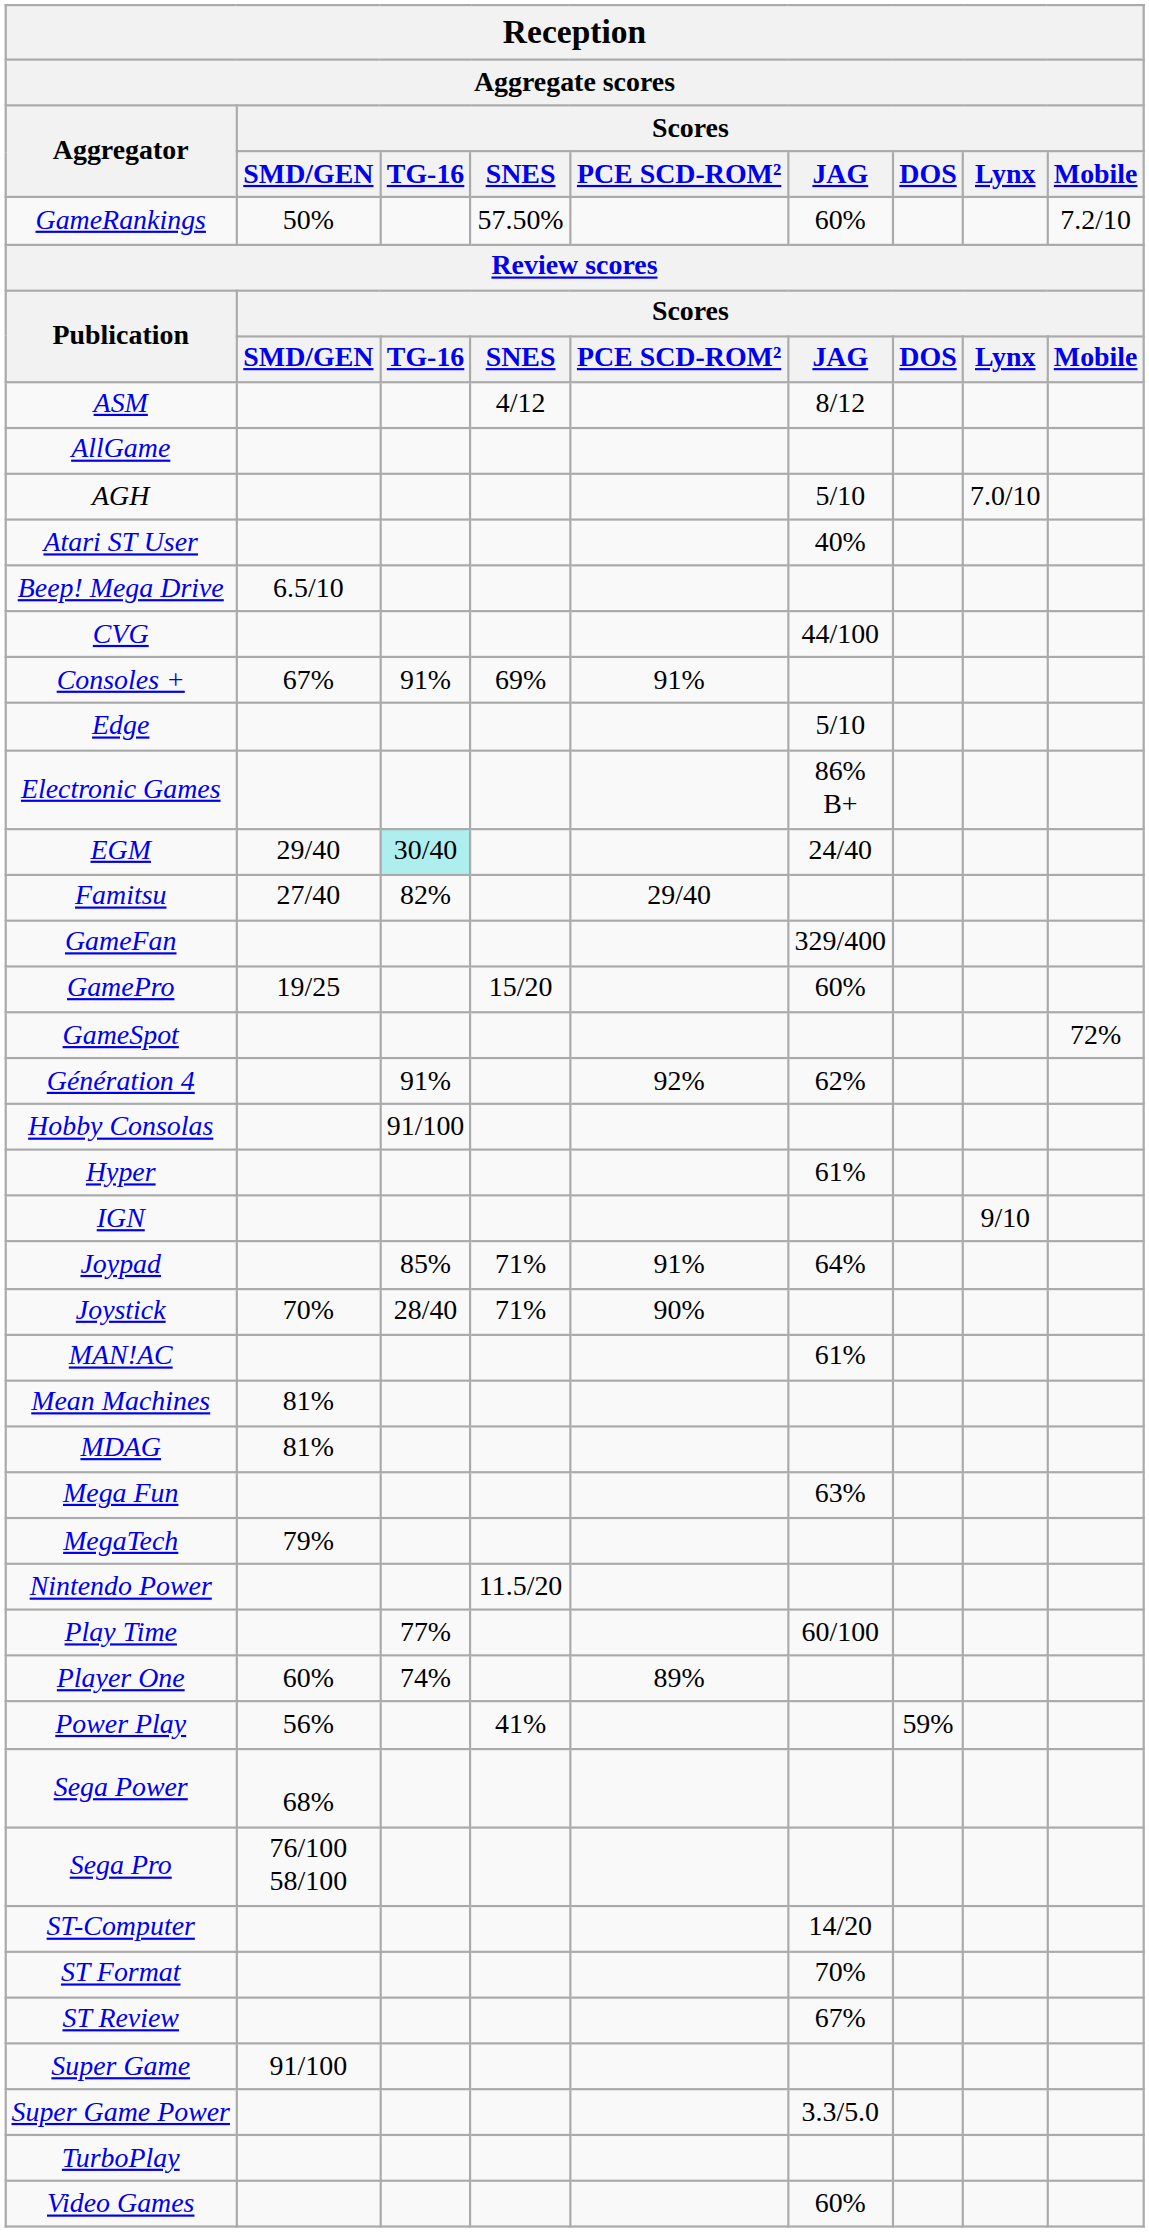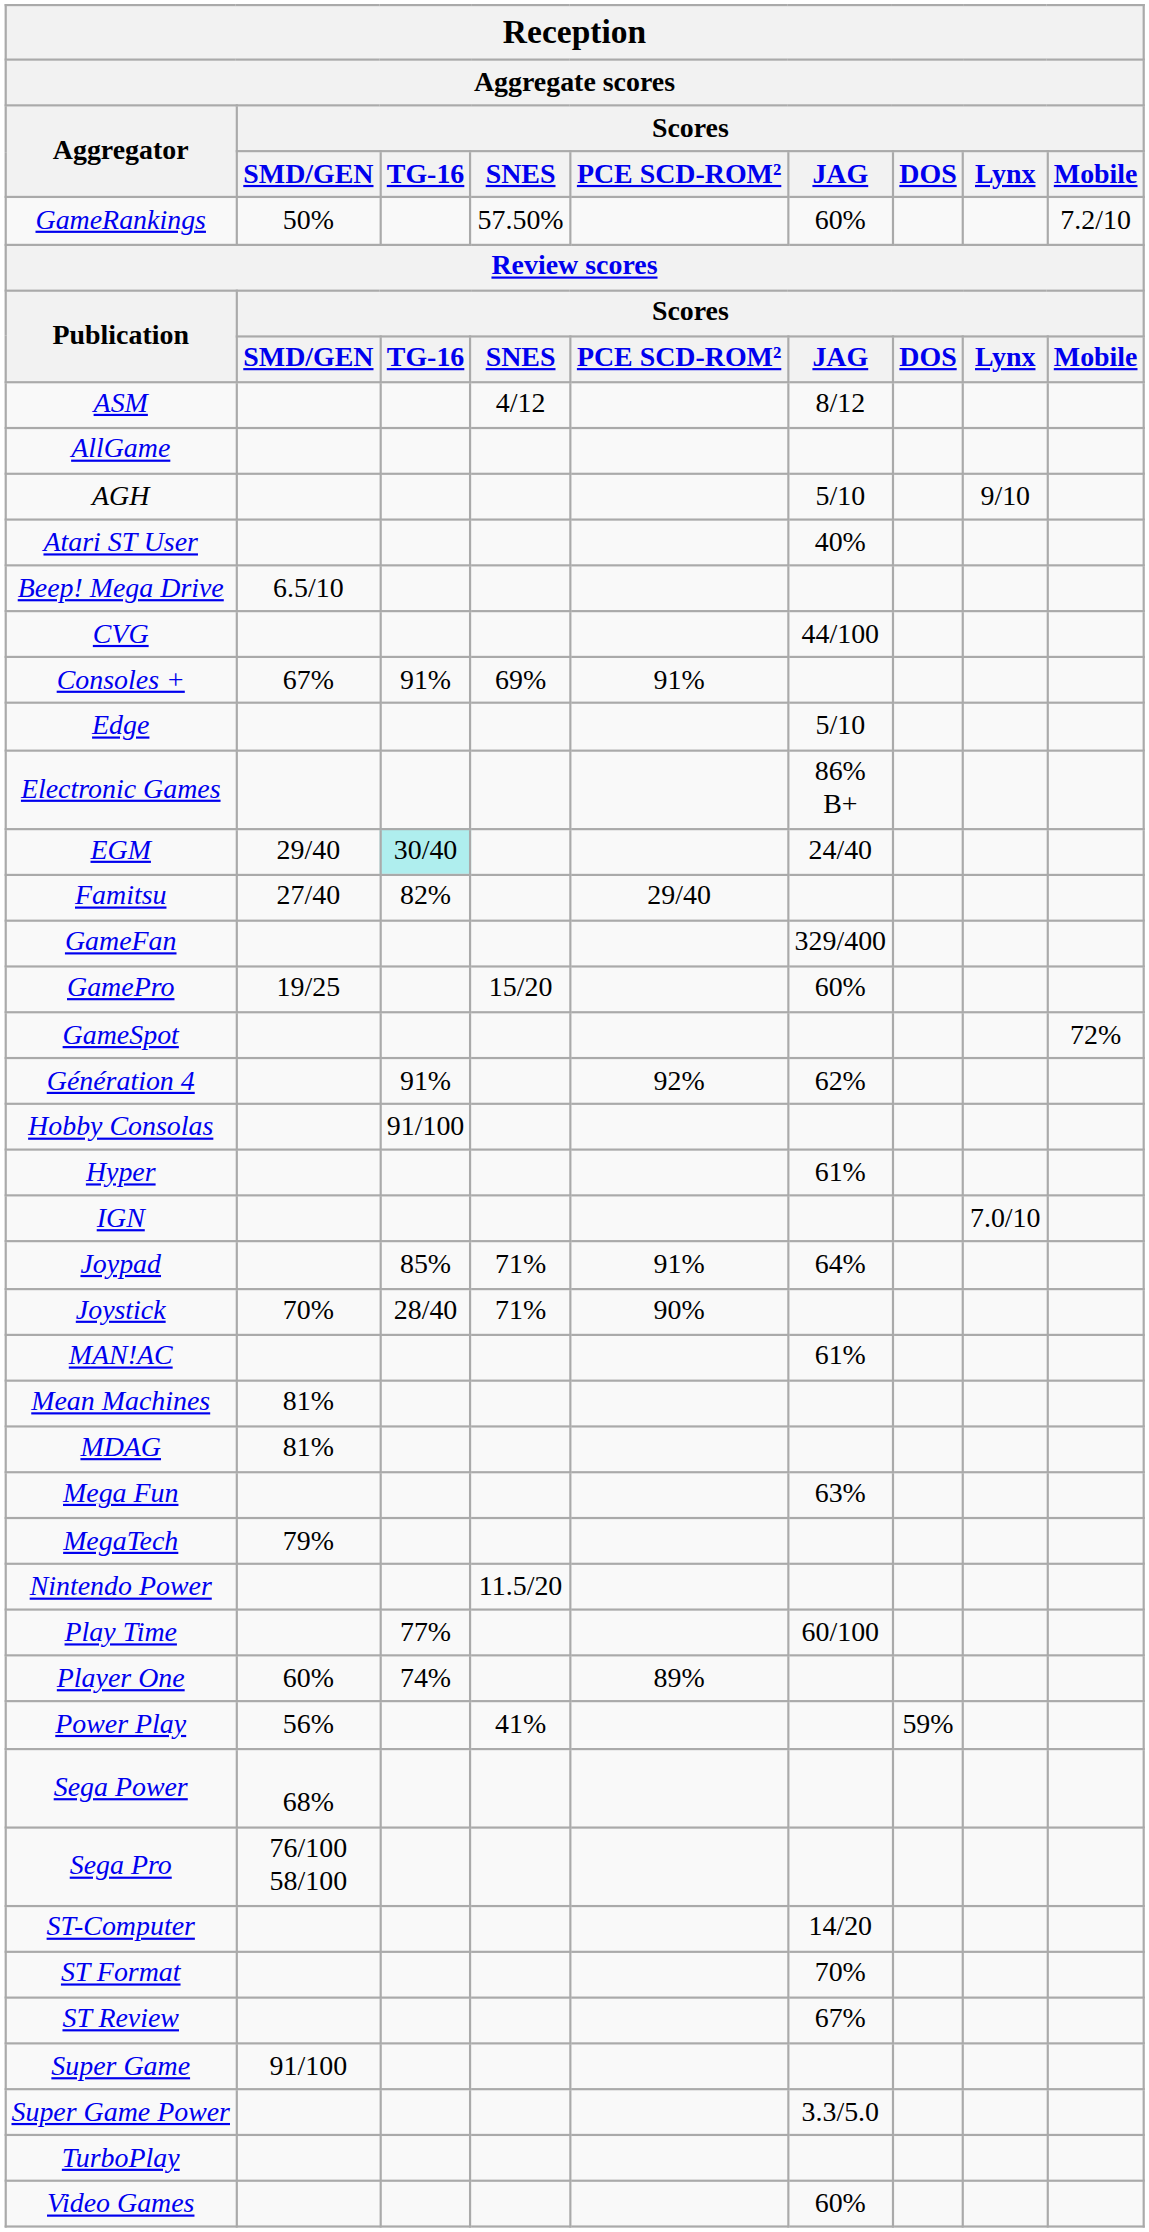(1005, 496) 7.0/10 -> (1005, 496) 9/10
(1005, 1218) 9/10 -> (1005, 1218) 7.0/10
